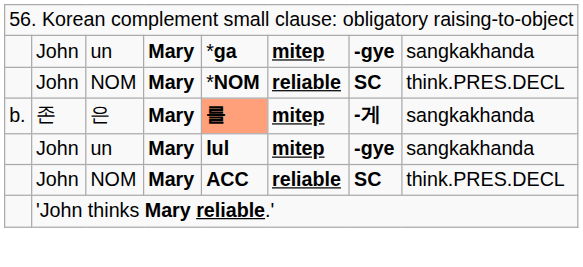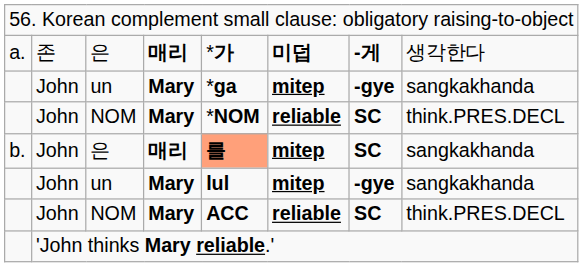+ row: (17, 53)
(46, 114) 존 -> (57, 150) John
(171, 115) Mary -> (168, 149) 매리
(367, 114) -게 -> (368, 150) SC
